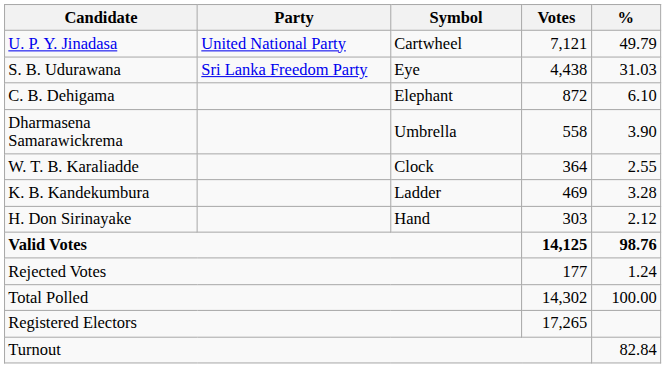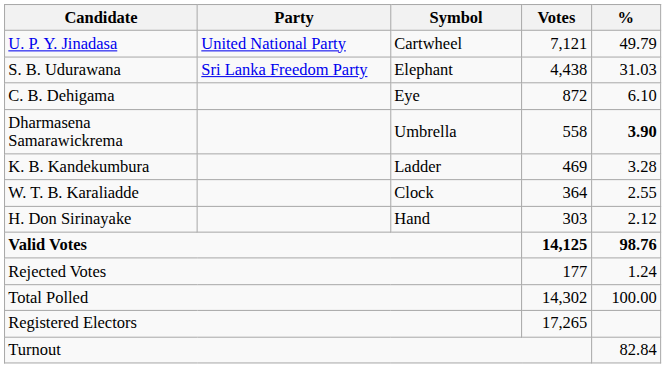(407, 69) Eye -> (424, 69) Elephant
(424, 95) Elephant -> (407, 95) Eye
(642, 131) normal -> (642, 131) bold
rows swapped: (79, 192) <-> (74, 166)
